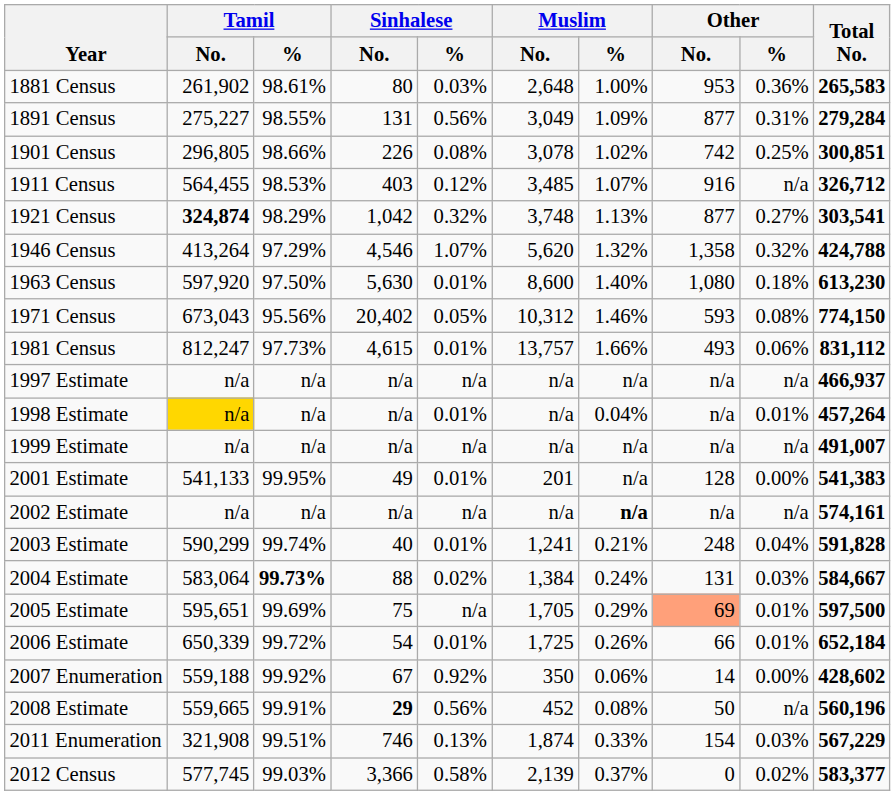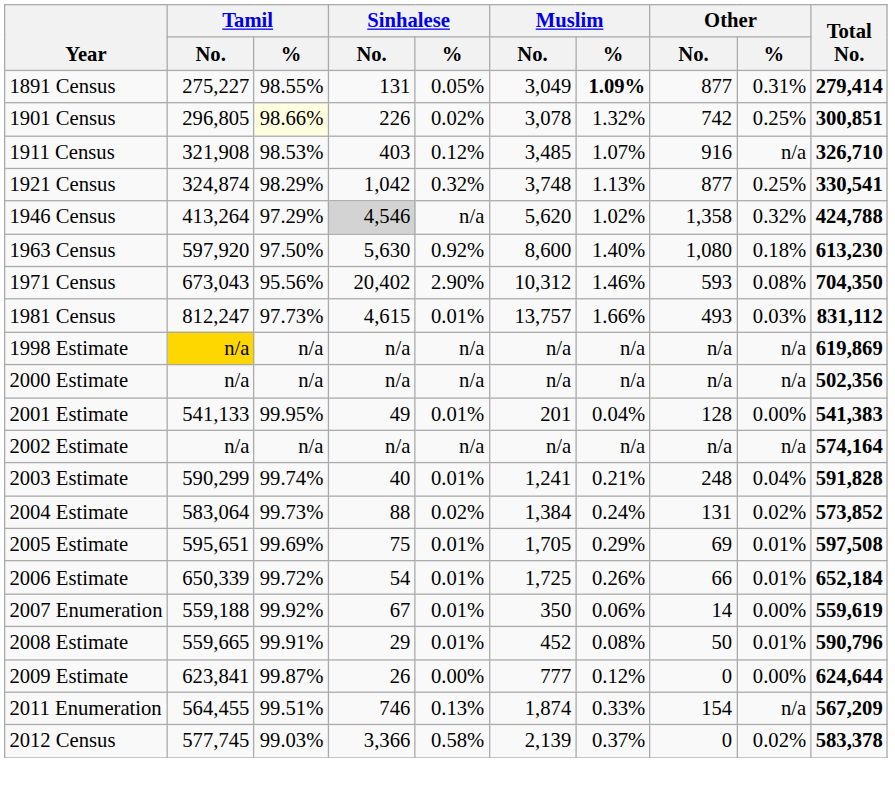- row: (62, 86)
(460, 119) 0.56% -> (458, 86) 0.05%
(621, 119) normal -> (617, 86) bold
(852, 119) 279,284 -> (849, 86) 279,414
(294, 151) no background -> (292, 119) lightyellow background
(460, 151) 0.08% -> (458, 119) 0.02%
(621, 151) 1.02% -> (619, 119) 1.32%
(216, 184) 564,455 -> (216, 151) 321,908
(852, 184) 326,712 -> (849, 151) 326,710
(216, 217) bold -> (216, 184) normal
(782, 217) 0.27% -> (780, 184) 0.25%
(852, 217) 303,541 -> (849, 184) 330,541
(390, 250) no background -> (387, 217) lightgrey background
(460, 250) 1.07% -> (472, 217) n/a
(621, 250) 1.32% -> (619, 217) 1.02%
(460, 282) 0.01% -> (458, 250) 0.92%
(460, 315) 0.05% -> (458, 282) 2.90%
(852, 315) 774,150 -> (849, 282) 704,350
(782, 348) 0.06% -> (780, 315) 0.03%
- row: (69, 380)
(460, 413) 0.01% -> (472, 348) n/a
(621, 413) 0.04% -> (633, 348) n/a
(782, 413) 0.01% -> (794, 348) n/a
(852, 413) 457,264 -> (849, 348) 619,869
- row: (69, 446)
+ row: (69, 380)
(635, 479) n/a -> (619, 413) 0.04%
(634, 511) bold -> (633, 446) normal
(852, 511) 574,161 -> (849, 446) 574,164
(292, 577) bold -> (292, 511) normal
(782, 577) 0.03% -> (780, 511) 0.02%
(852, 577) 584,667 -> (849, 511) 573,852
(474, 610) n/a -> (458, 544) 0.01%
(724, 610) lightsalmon background -> (722, 544) no background
(852, 610) 597,500 -> (849, 544) 597,508
(460, 675) 0.92% -> (458, 610) 0.01%
(852, 675) 428,602 -> (849, 610) 559,619
(403, 708) bold -> (400, 642) normal
(460, 708) 0.56% -> (458, 642) 0.01%
(796, 708) n/a -> (780, 642) 0.01%
(852, 708) 560,196 -> (849, 642) 590,796
+ row: (69, 675)
(216, 741) 321,908 -> (216, 708) 564,455
(782, 741) 0.03% -> (794, 708) n/a
(852, 741) 567,229 -> (849, 708) 567,209
(852, 773) 583,377 -> (849, 741) 583,378
